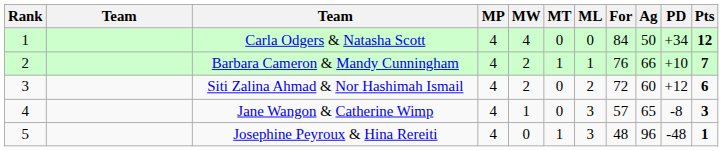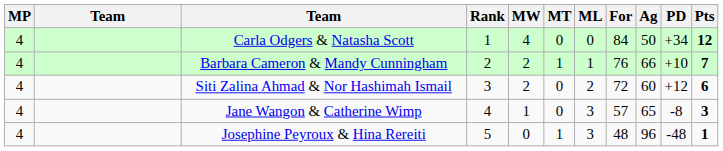columns swapped: (25, 16) <-> (493, 16)
